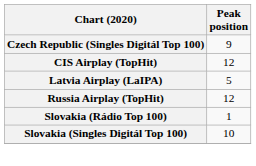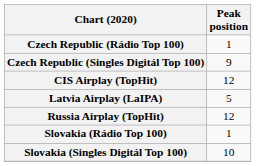+ row: (106, 44)
